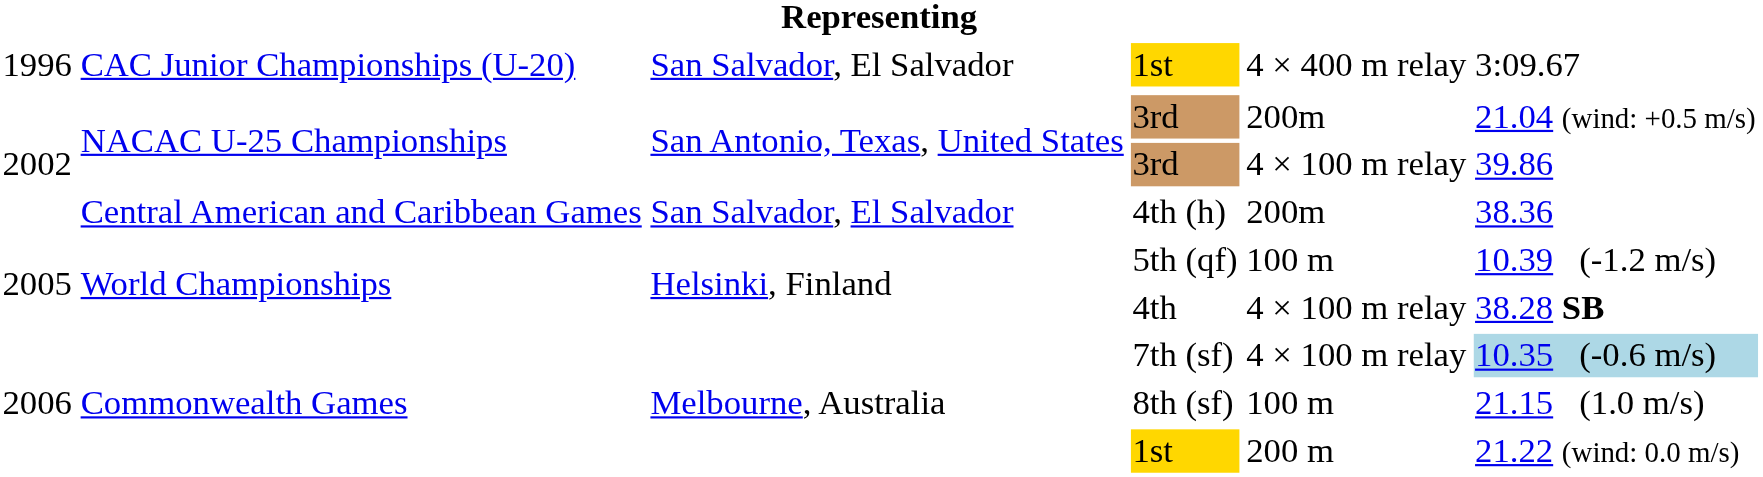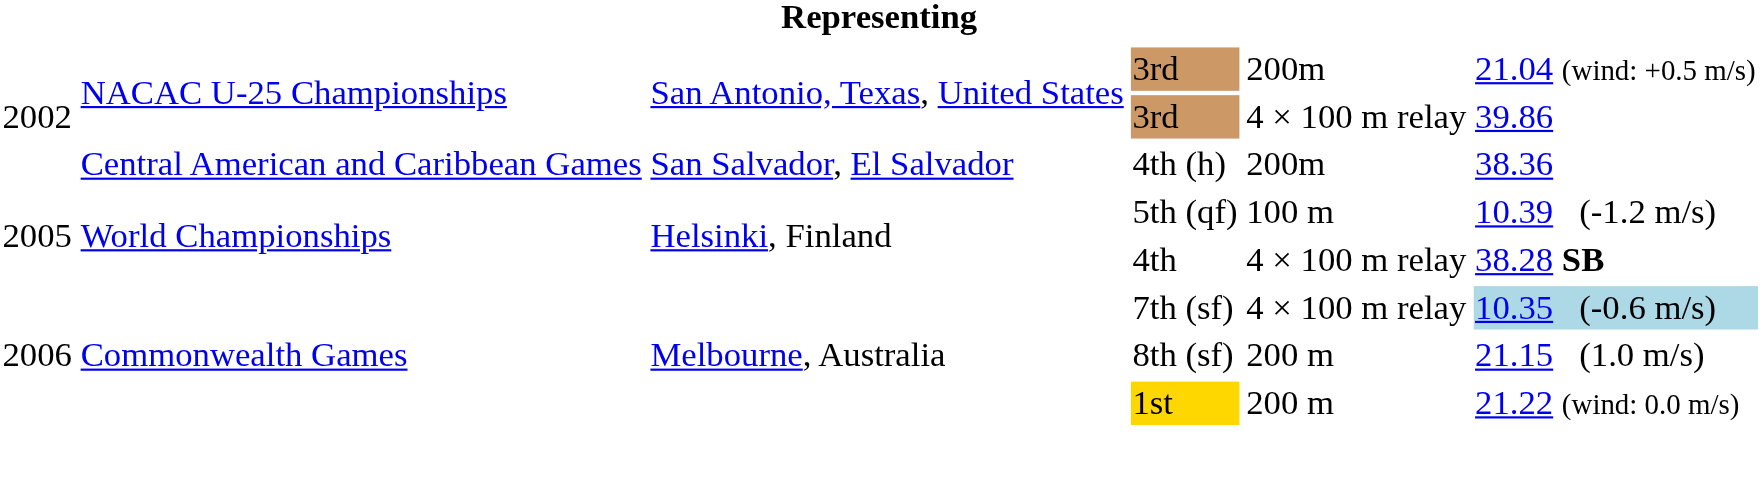- row: (328, 64)
(1290, 402) 100 m -> (1290, 354) 200 m
